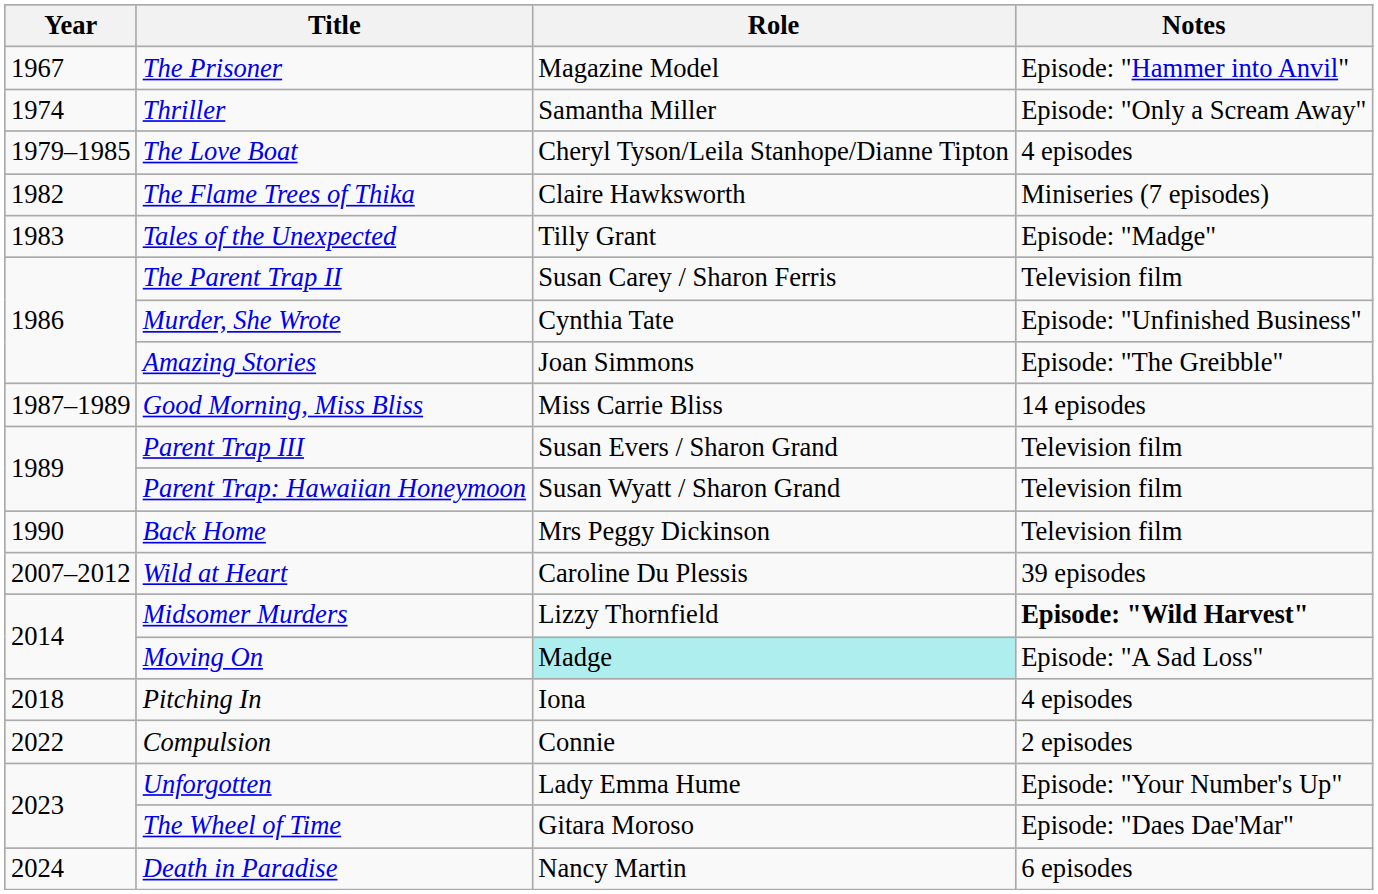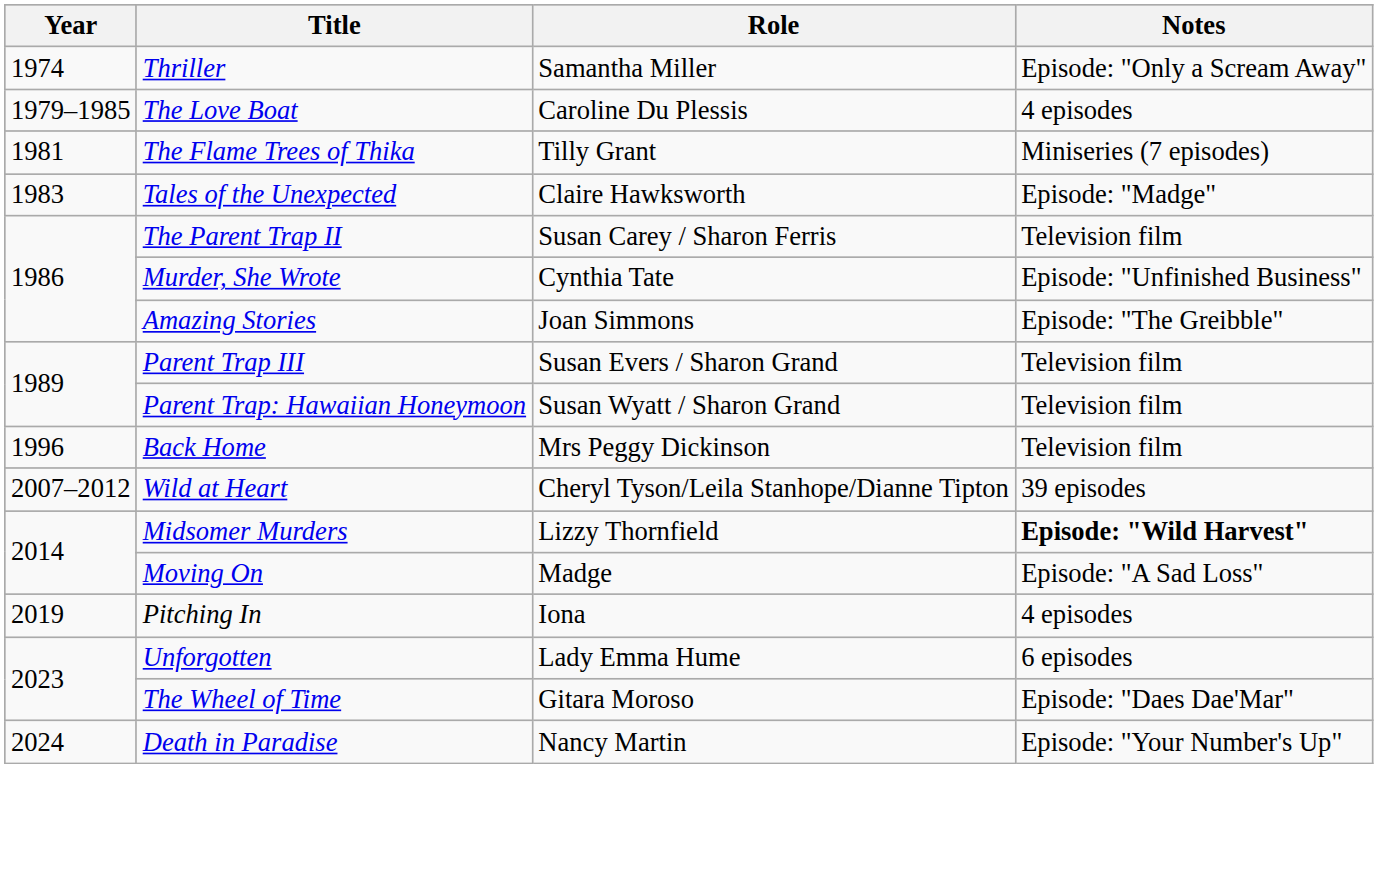- row: (212, 67)
(774, 151) Cheryl Tyson/Leila Stanhope/Dianne Tipton -> (643, 109) Caroline Du Plessis
(38, 194) 1982 -> (38, 151) 1981
(642, 194) Claire Hawksworth -> (597, 151) Tilly Grant
(597, 236) Tilly Grant -> (642, 194) Claire Hawksworth
- row: (283, 404)
(38, 531) 1990 -> (38, 446) 1996
(643, 573) Caroline Du Plessis -> (774, 488) Cheryl Tyson/Leila Stanhope/Dianne Tipton
(575, 657) paleturquoise background -> (575, 573) no background
(38, 699) 2018 -> (38, 615) 2019
- row: (207, 741)
(1182, 783) Episode: "Your Number's Up" -> (1077, 657) 6 episodes
(1077, 868) 6 episodes -> (1182, 741) Episode: "Your Number's Up"
